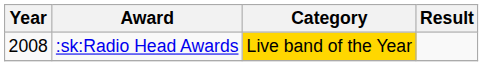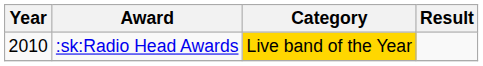(28, 46) 2008 -> (28, 46) 2010
